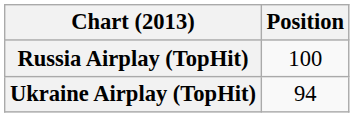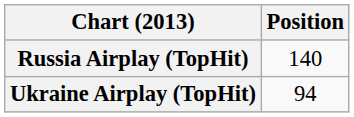(305, 58) 100 -> (305, 58) 140
